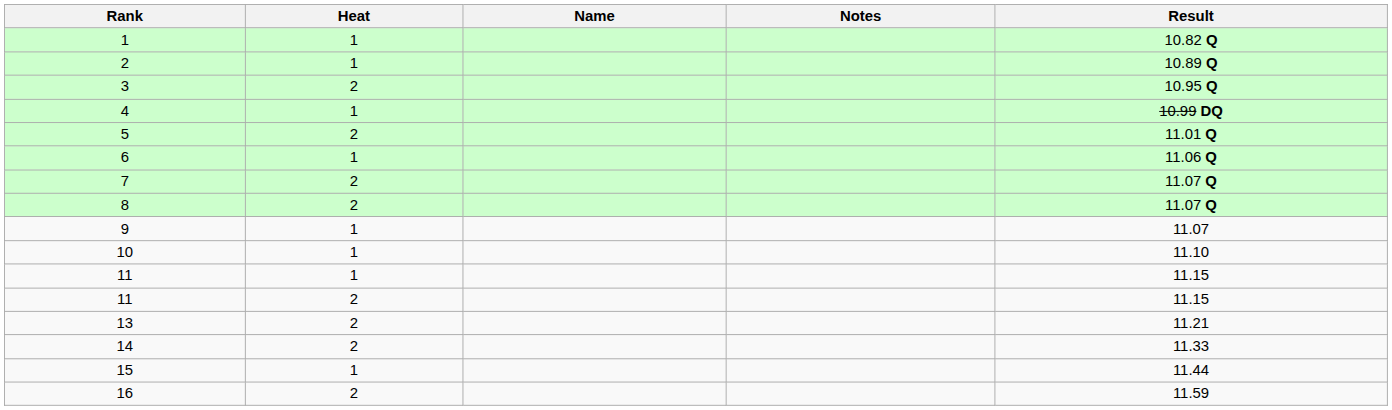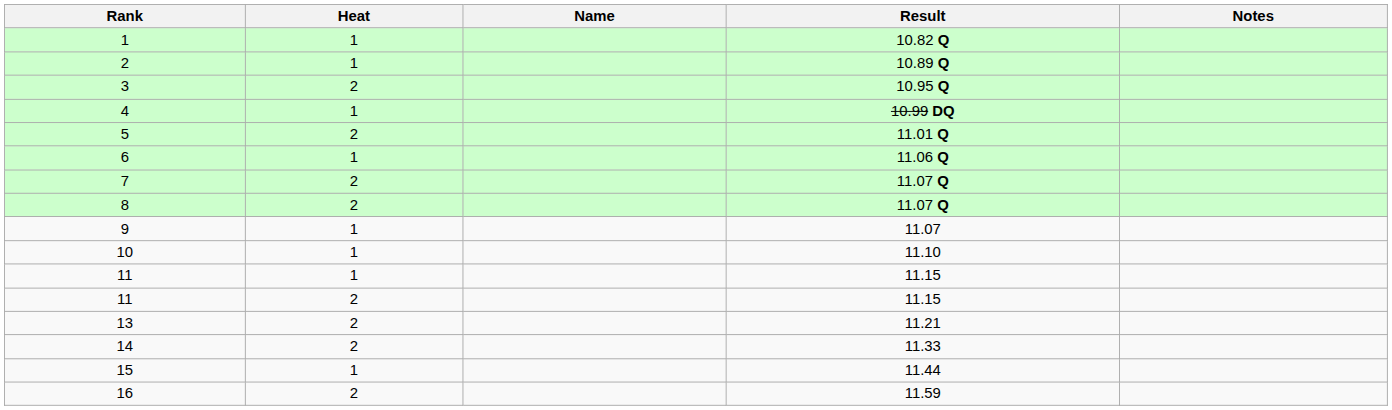columns swapped: (1191, 16) <-> (861, 16)
